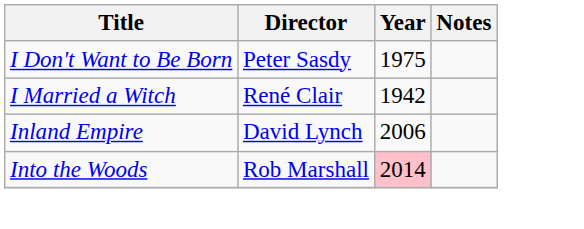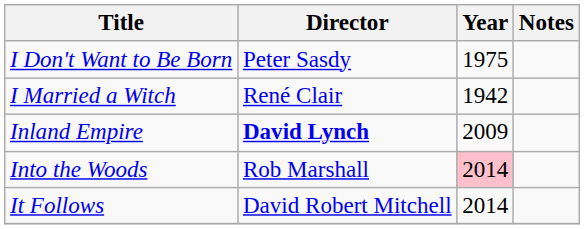(303, 132) normal -> (306, 132) bold
(403, 132) 2006 -> (485, 132) 2009
+ row: (57, 205)
